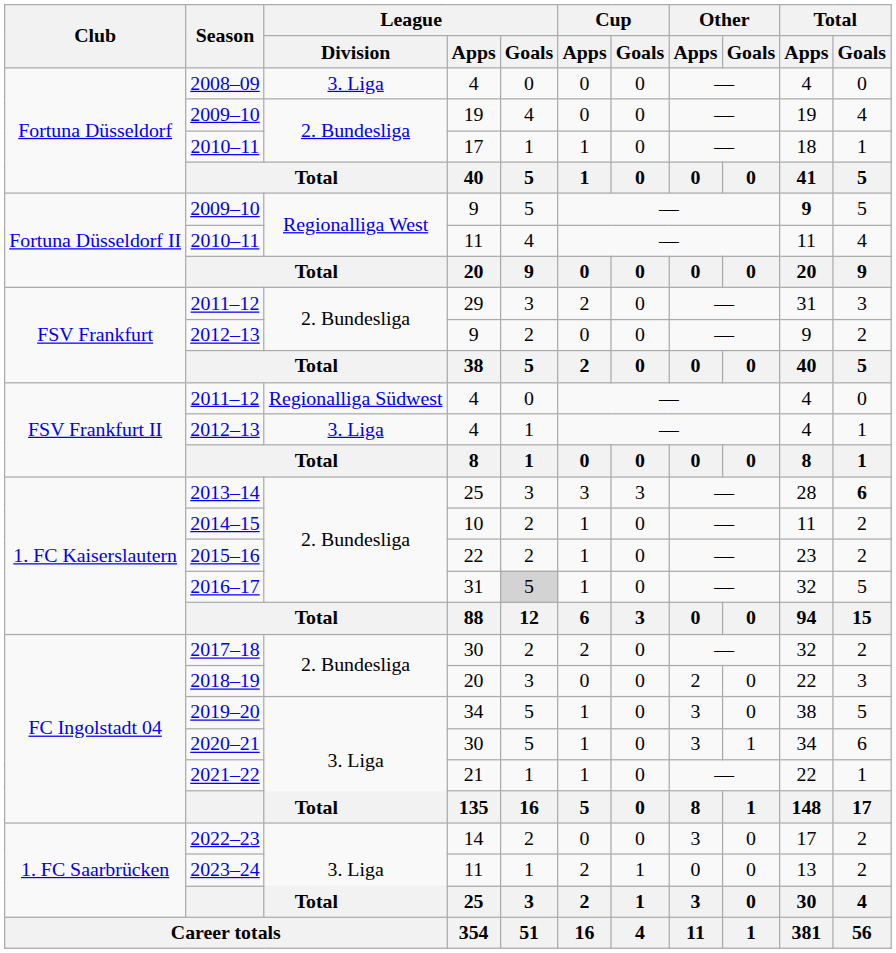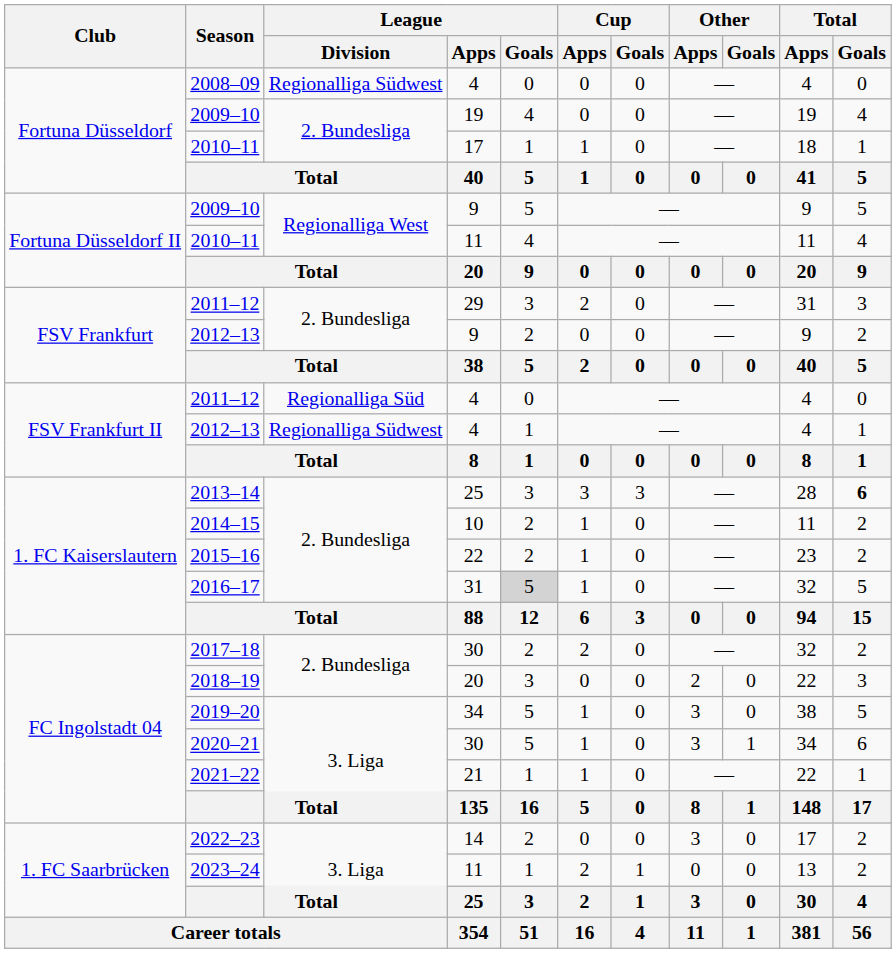(356, 83) 3. Liga -> (356, 83) Regionalliga Südwest
(806, 209) bold -> (806, 209) normal
(356, 397) Regionalliga Südwest -> (356, 397) Regionalliga Süd
(356, 429) 3. Liga -> (356, 429) Regionalliga Südwest
